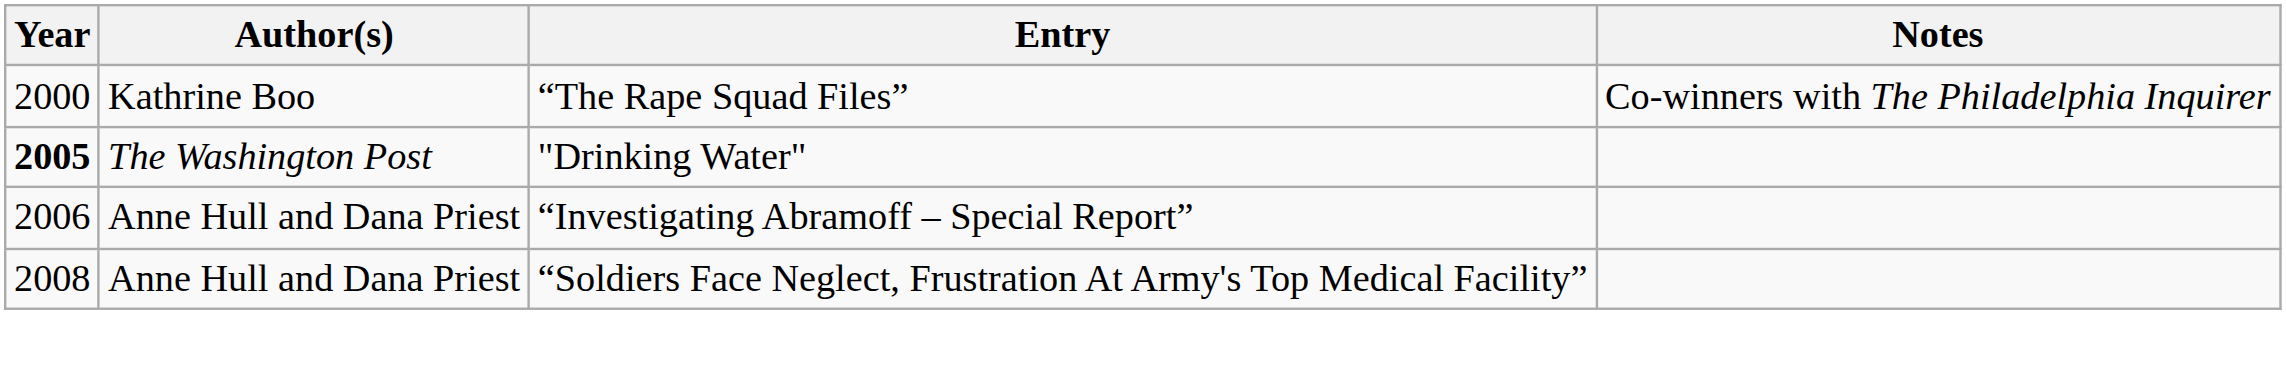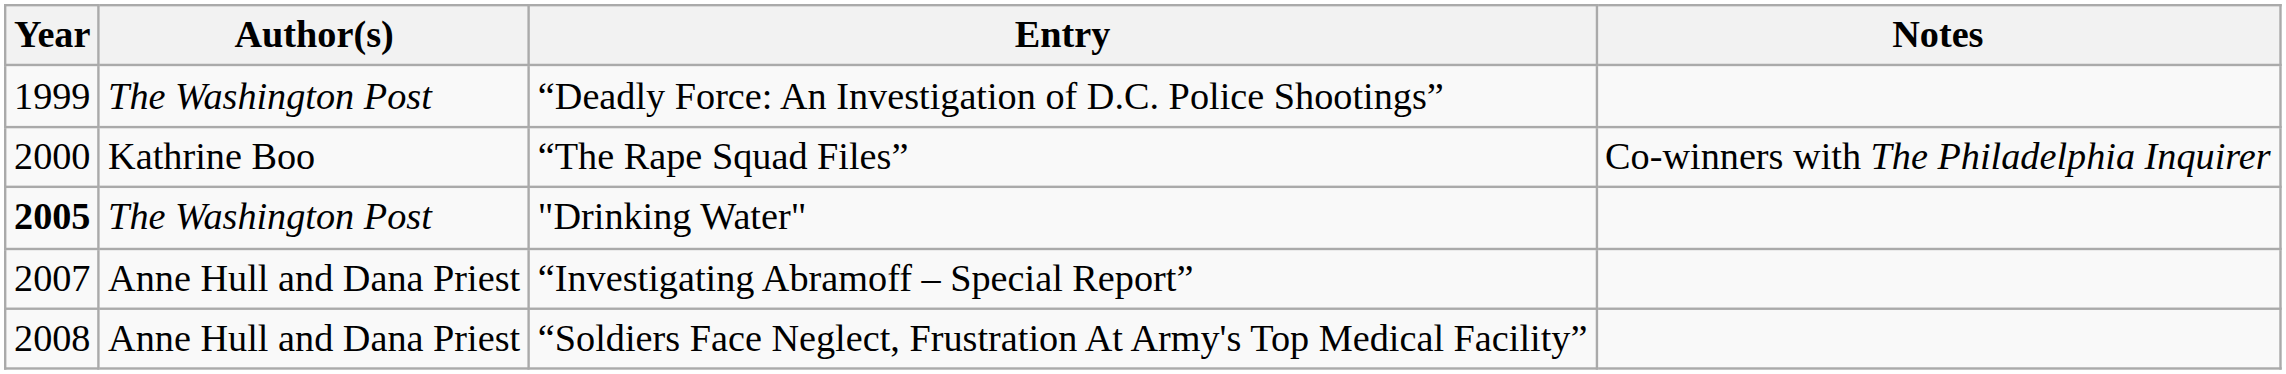+ row: (991, 95)
(52, 216) 2006 -> (52, 277) 2007
